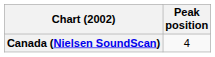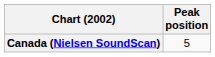(187, 43) 4 -> (187, 43) 5
